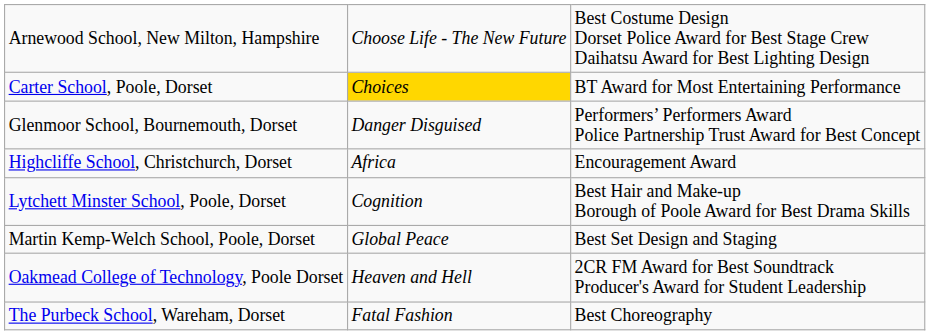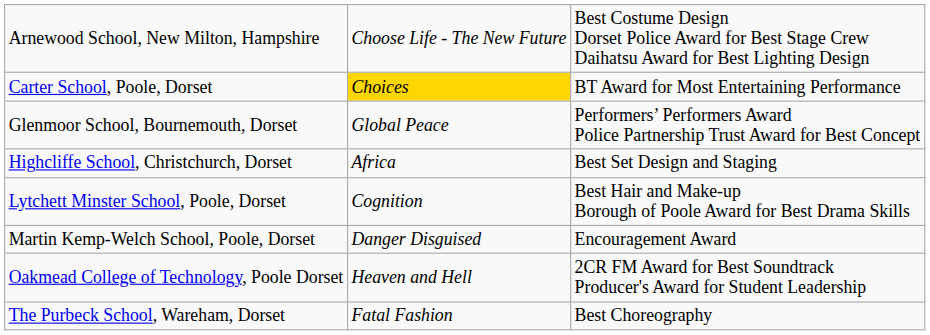(416, 124) Danger Disguised -> (400, 124) Global Peace
(655, 163) Encouragement Award -> (676, 163) Best Set Design and Staging
(400, 239) Global Peace -> (416, 239) Danger Disguised
(676, 239) Best Set Design and Staging -> (655, 239) Encouragement Award
